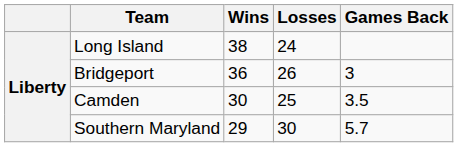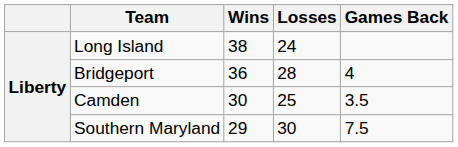(287, 73) 26 -> (287, 73) 28
(349, 73) 3 -> (349, 73) 4
(357, 127) 5.7 -> (357, 127) 7.5
